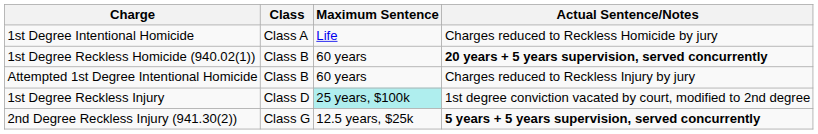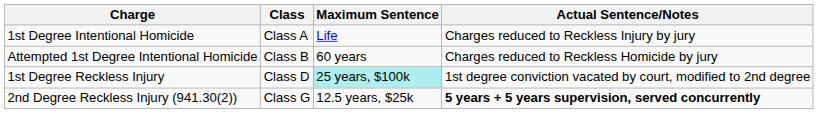(581, 35) Charges reduced to Reckless Homicide by jury -> (570, 35) Charges reduced to Reckless Injury by jury
- row: (131, 56)
(570, 77) Charges reduced to Reckless Injury by jury -> (581, 56) Charges reduced to Reckless Homicide by jury
